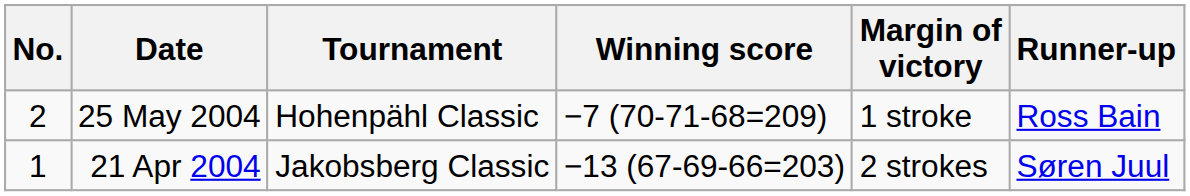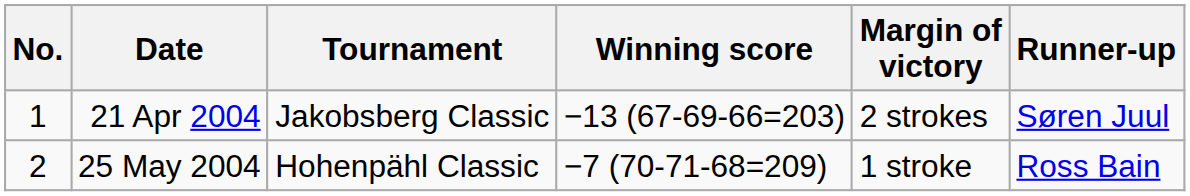rows swapped: (175, 166) <-> (169, 116)
